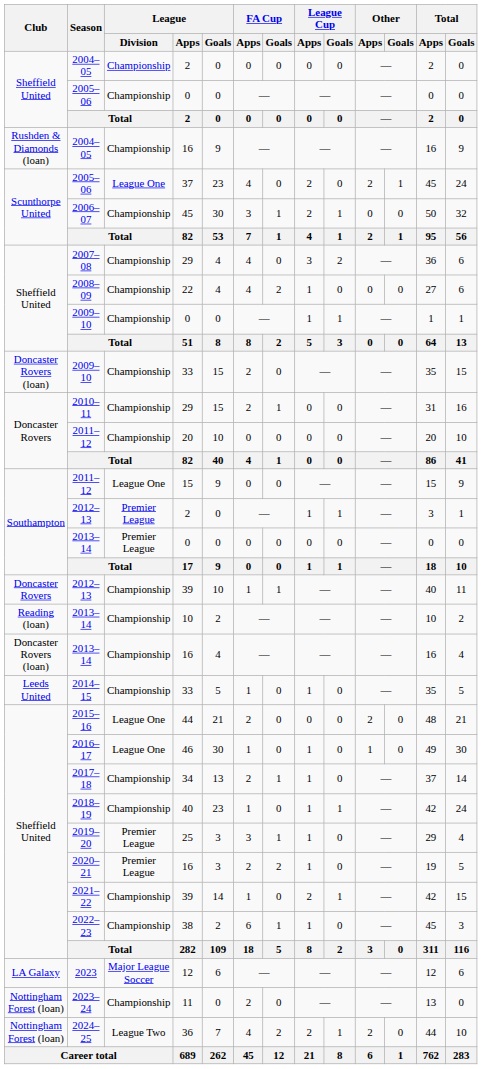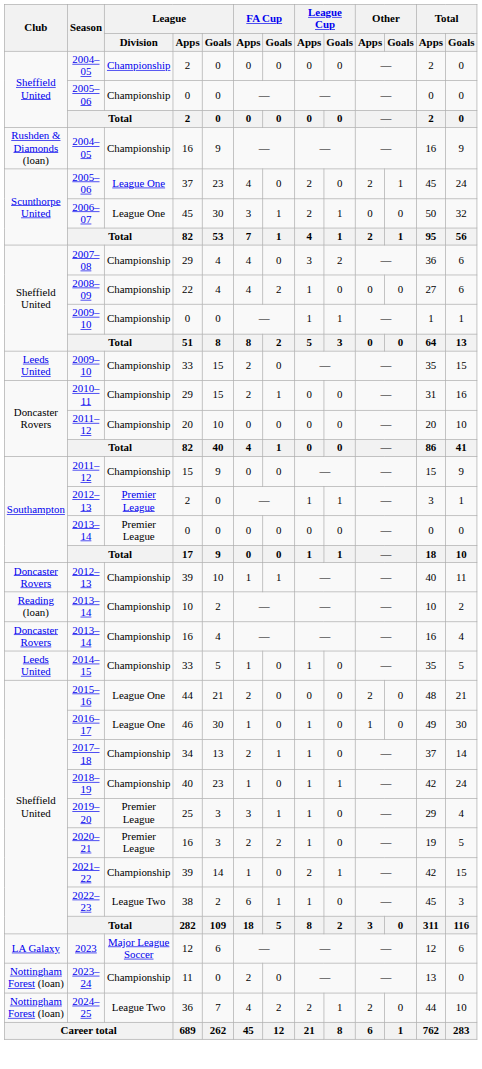(139, 213) Championship -> (139, 213) League One
(36, 372) Doncaster Rovers (loan) -> (36, 365) Leeds United
(139, 483) League One -> (139, 471) Championship
(36, 654) Doncaster Rovers (loan) -> (36, 636) Doncaster Rovers
(139, 926) Championship -> (139, 901) League Two
